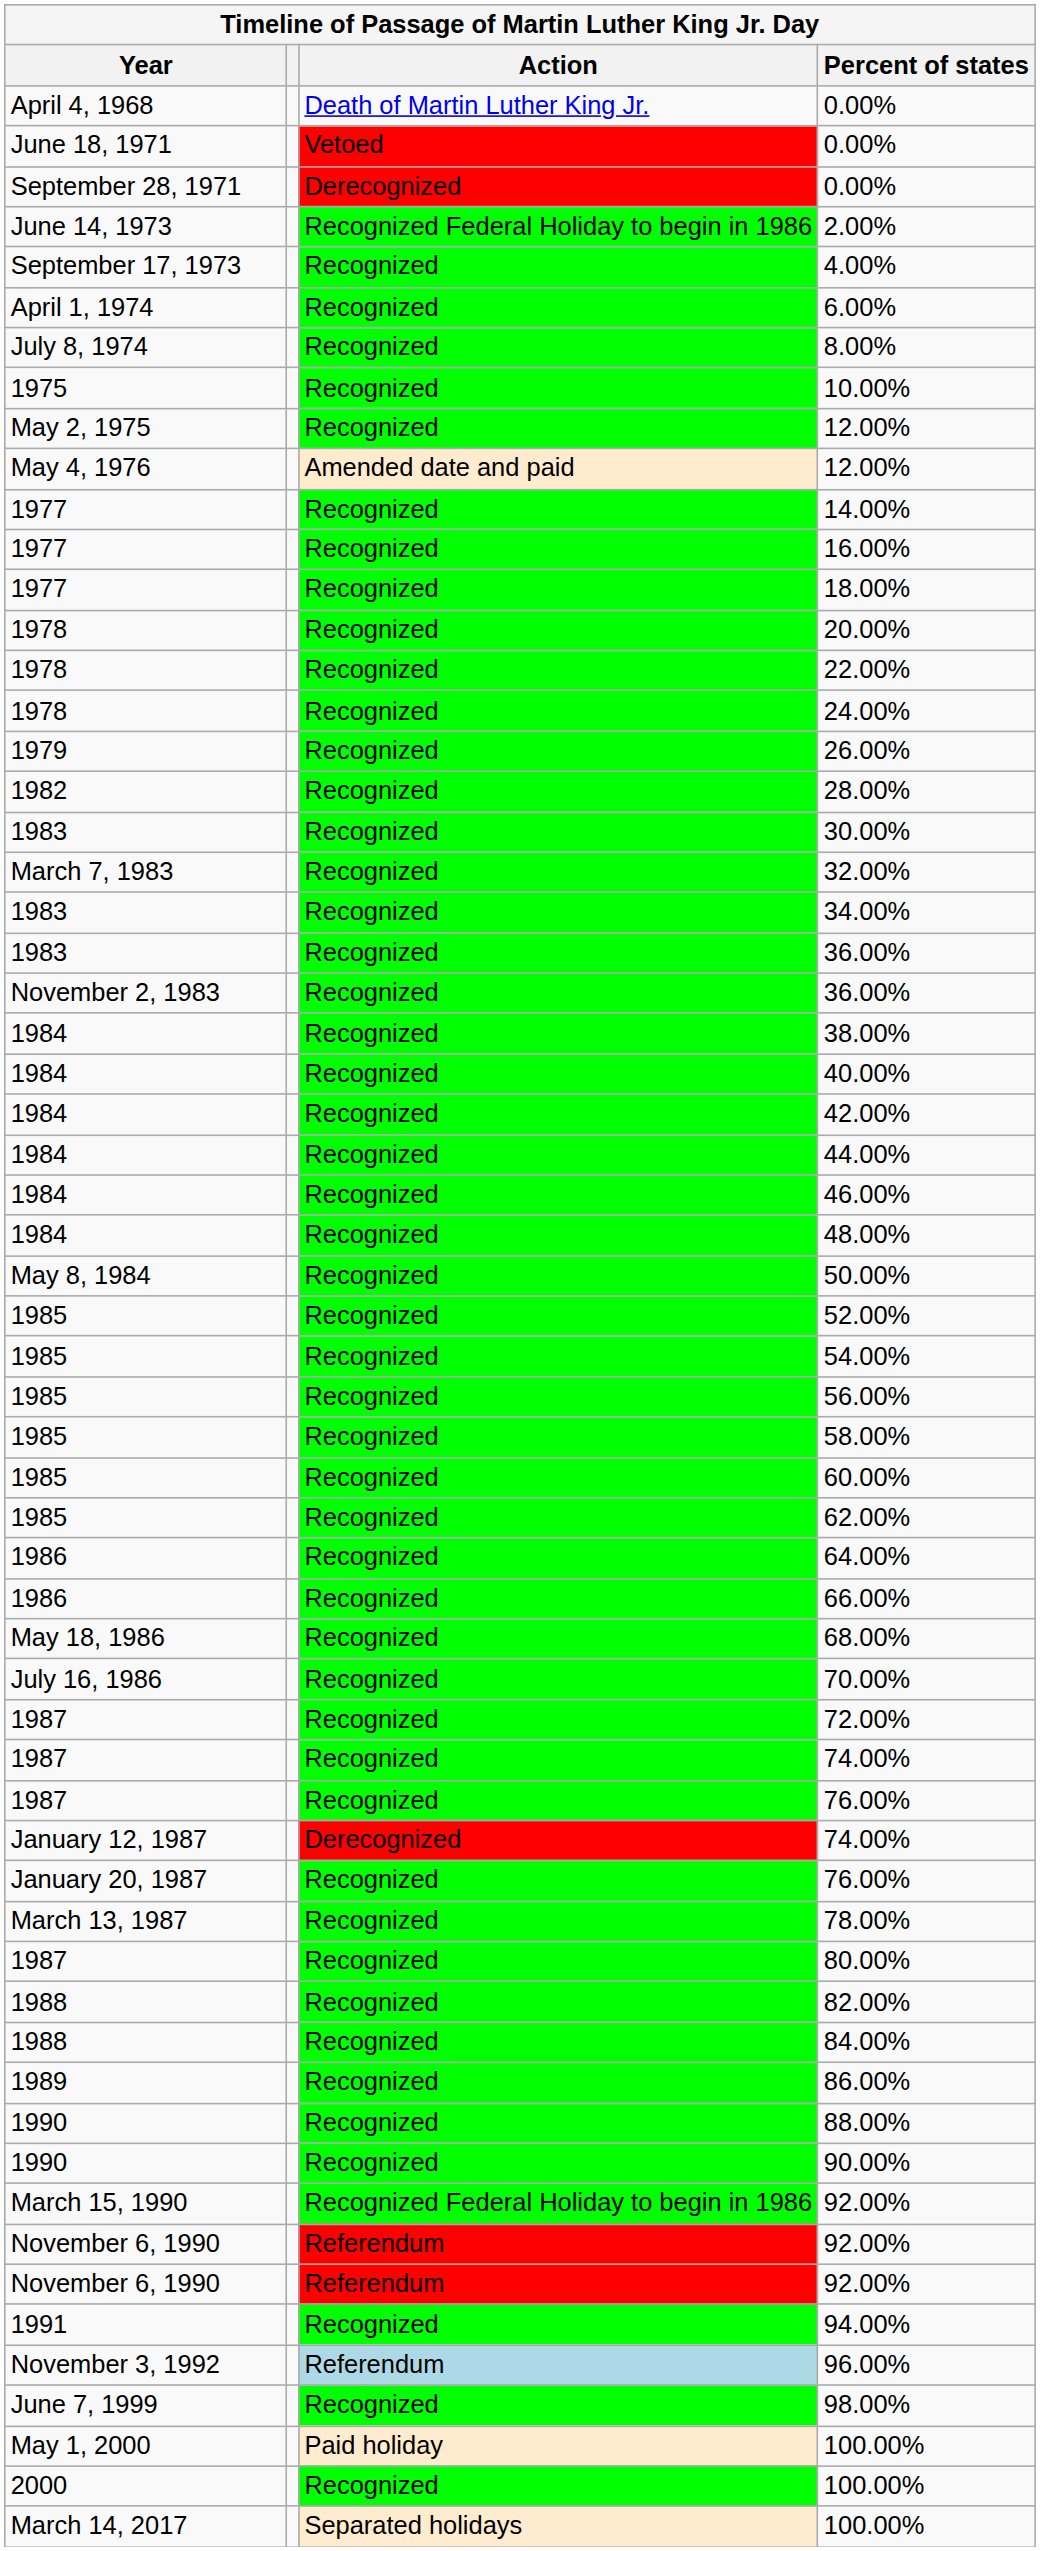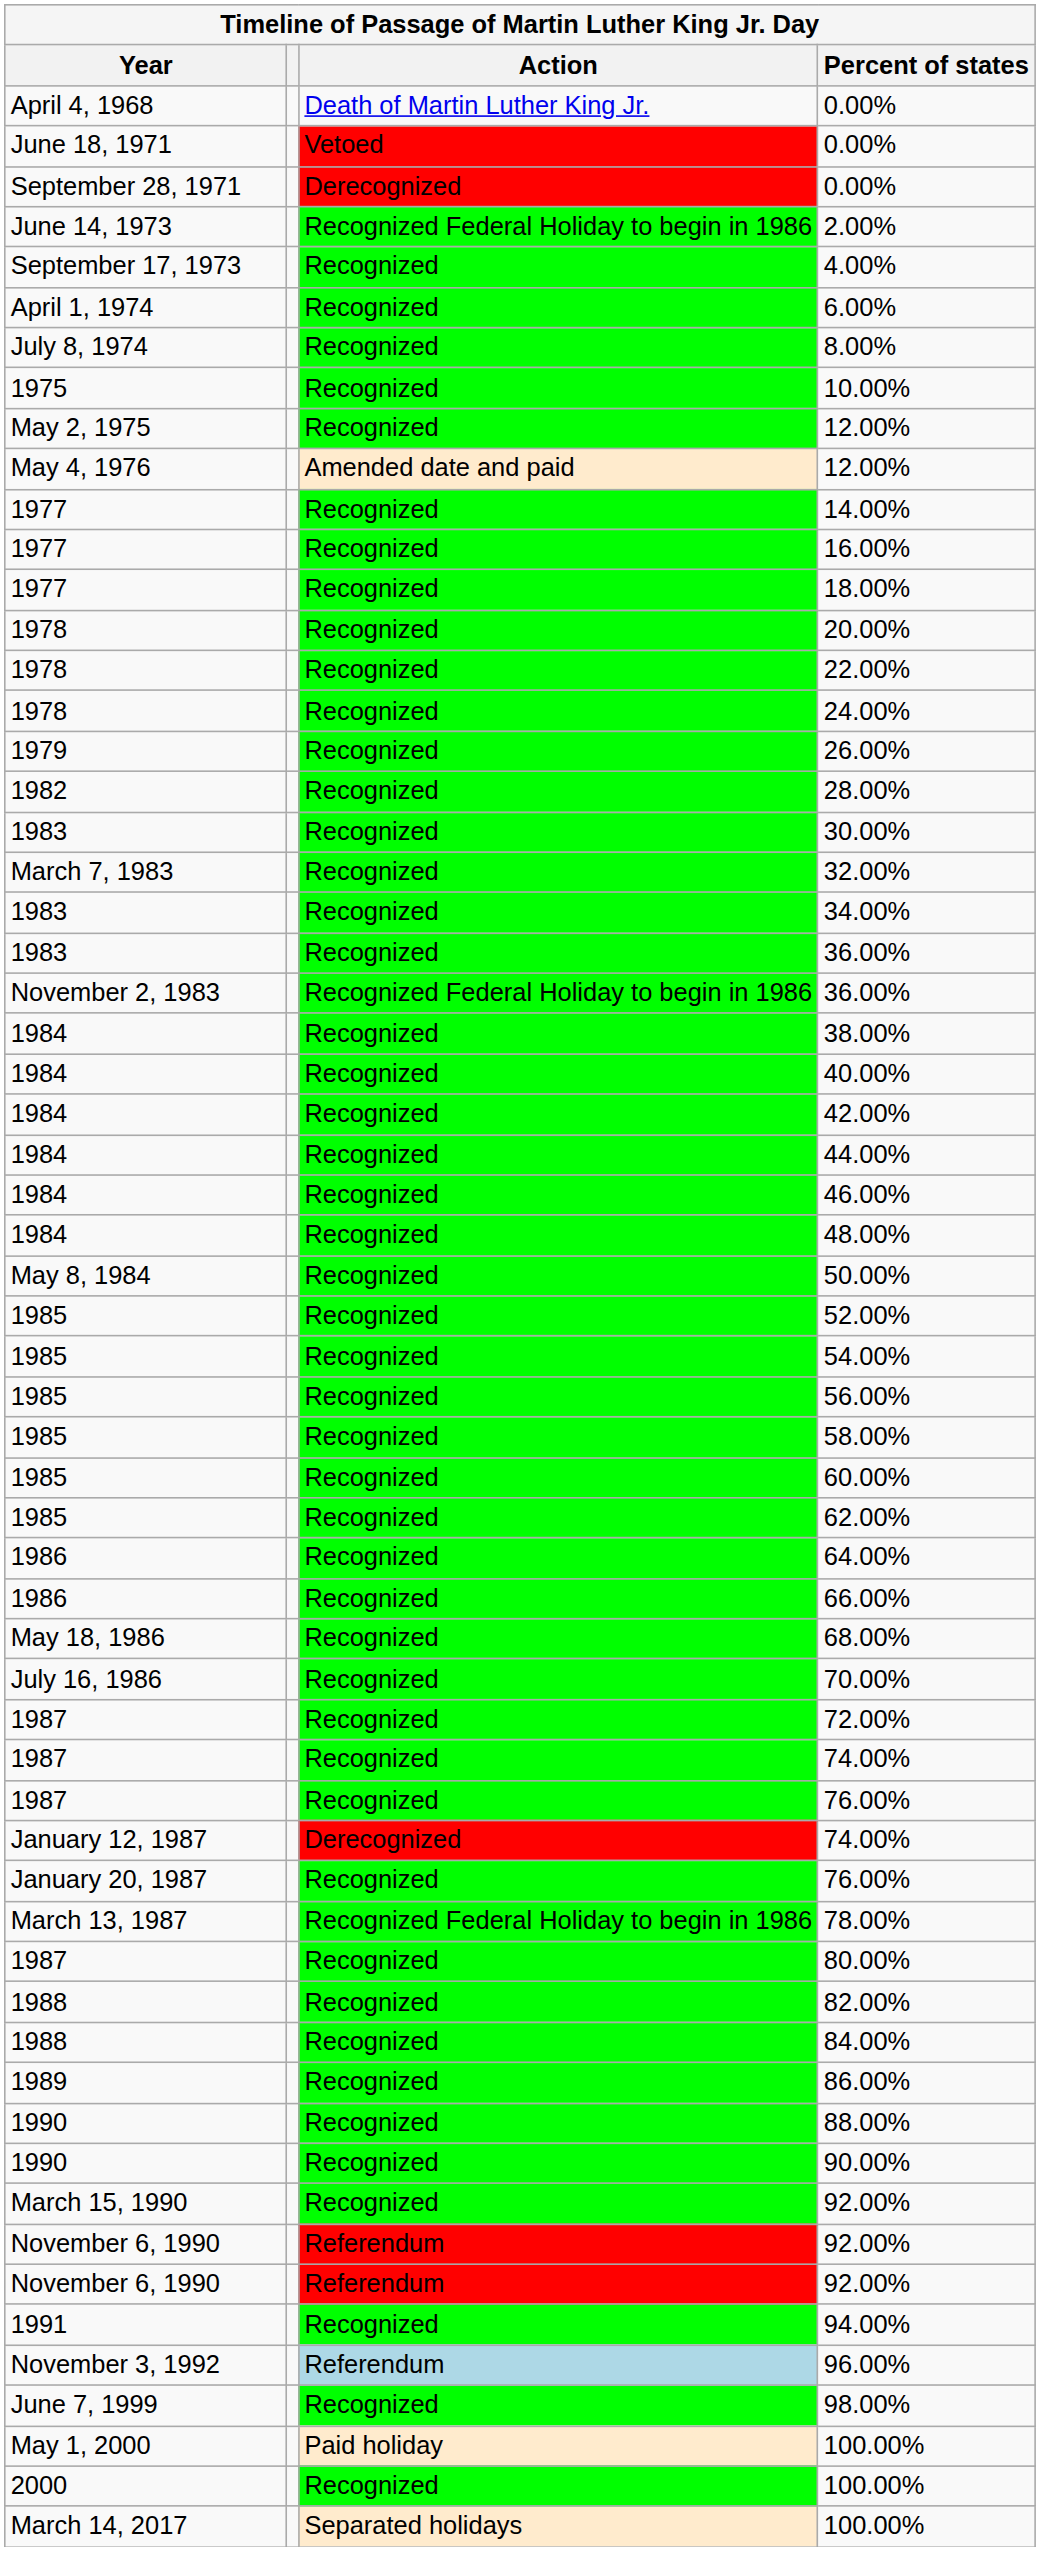(372, 992) Recognized -> (558, 992) Recognized Federal Holiday to begin in 1986
(372, 1920) Recognized -> (558, 1920) Recognized Federal Holiday to begin in 1986
(558, 2203) Recognized Federal Holiday to begin in 1986 -> (372, 2203) Recognized
